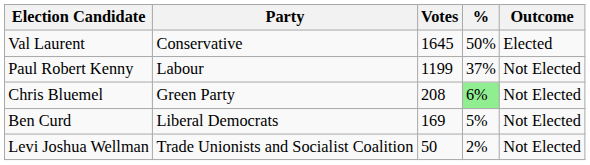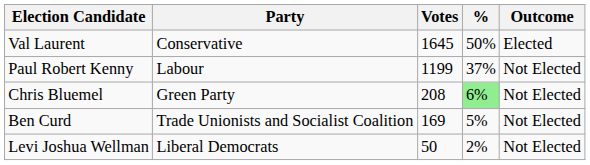(217, 120) Liberal Democrats -> (285, 120) Trade Unionists and Socialist Coalition
(285, 146) Trade Unionists and Socialist Coalition -> (217, 146) Liberal Democrats
